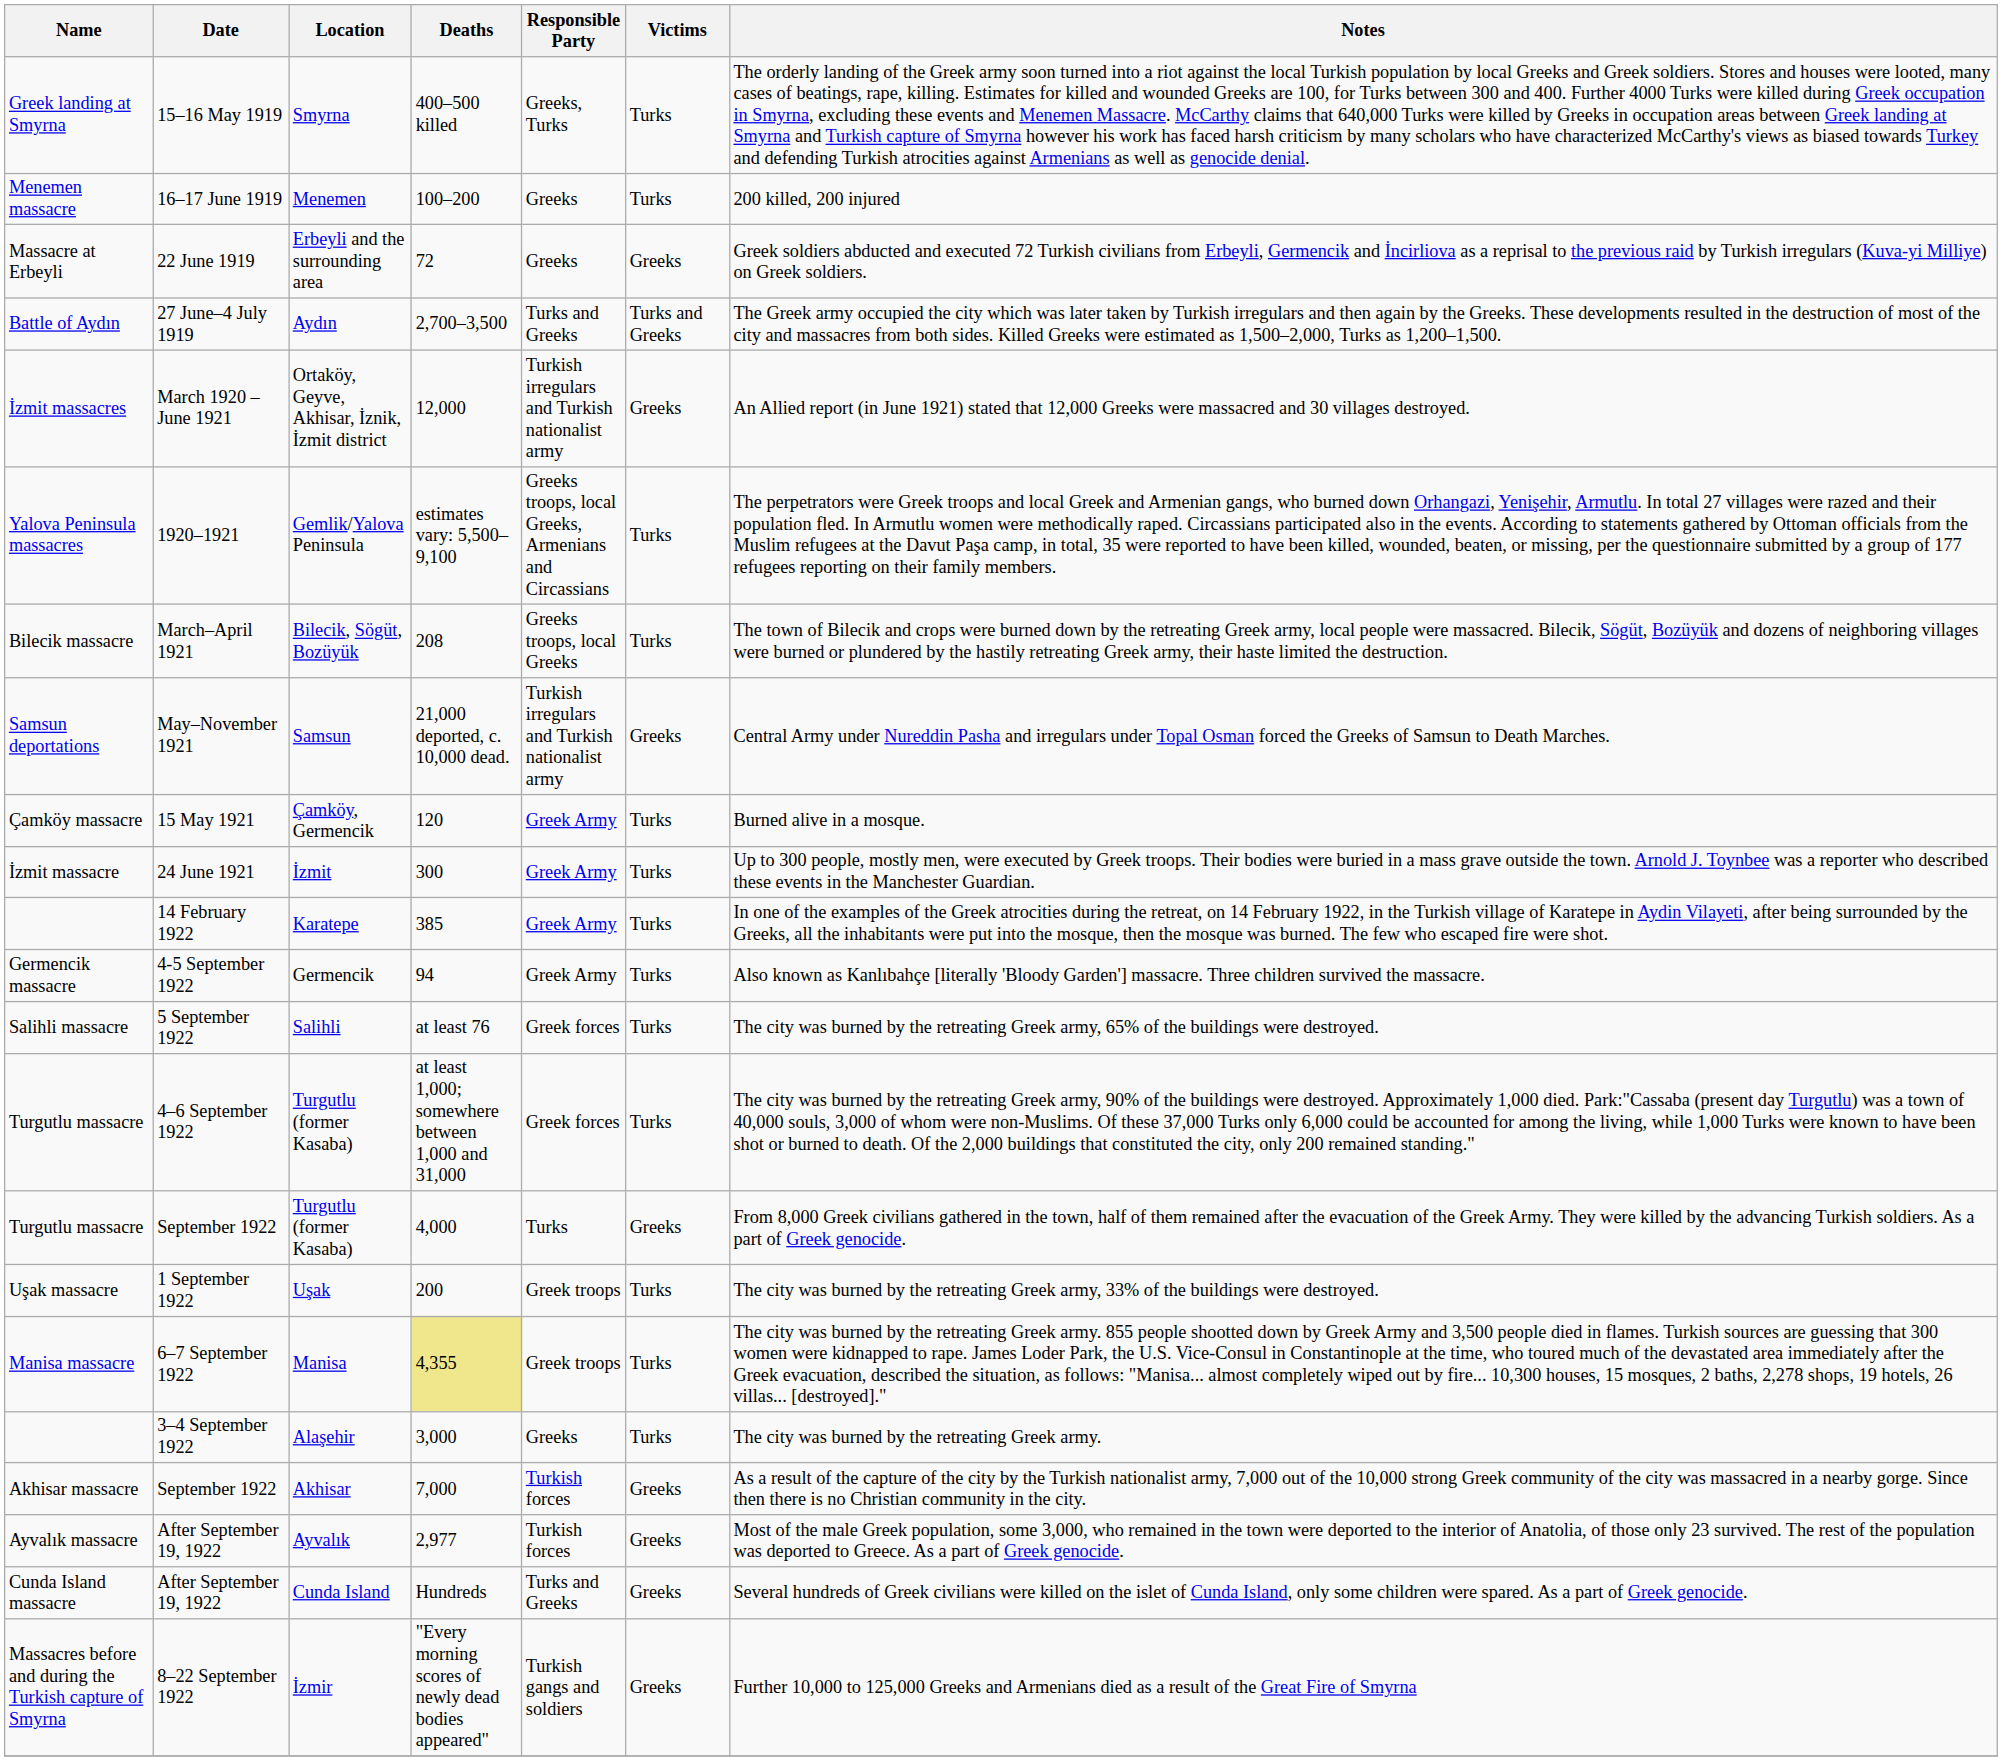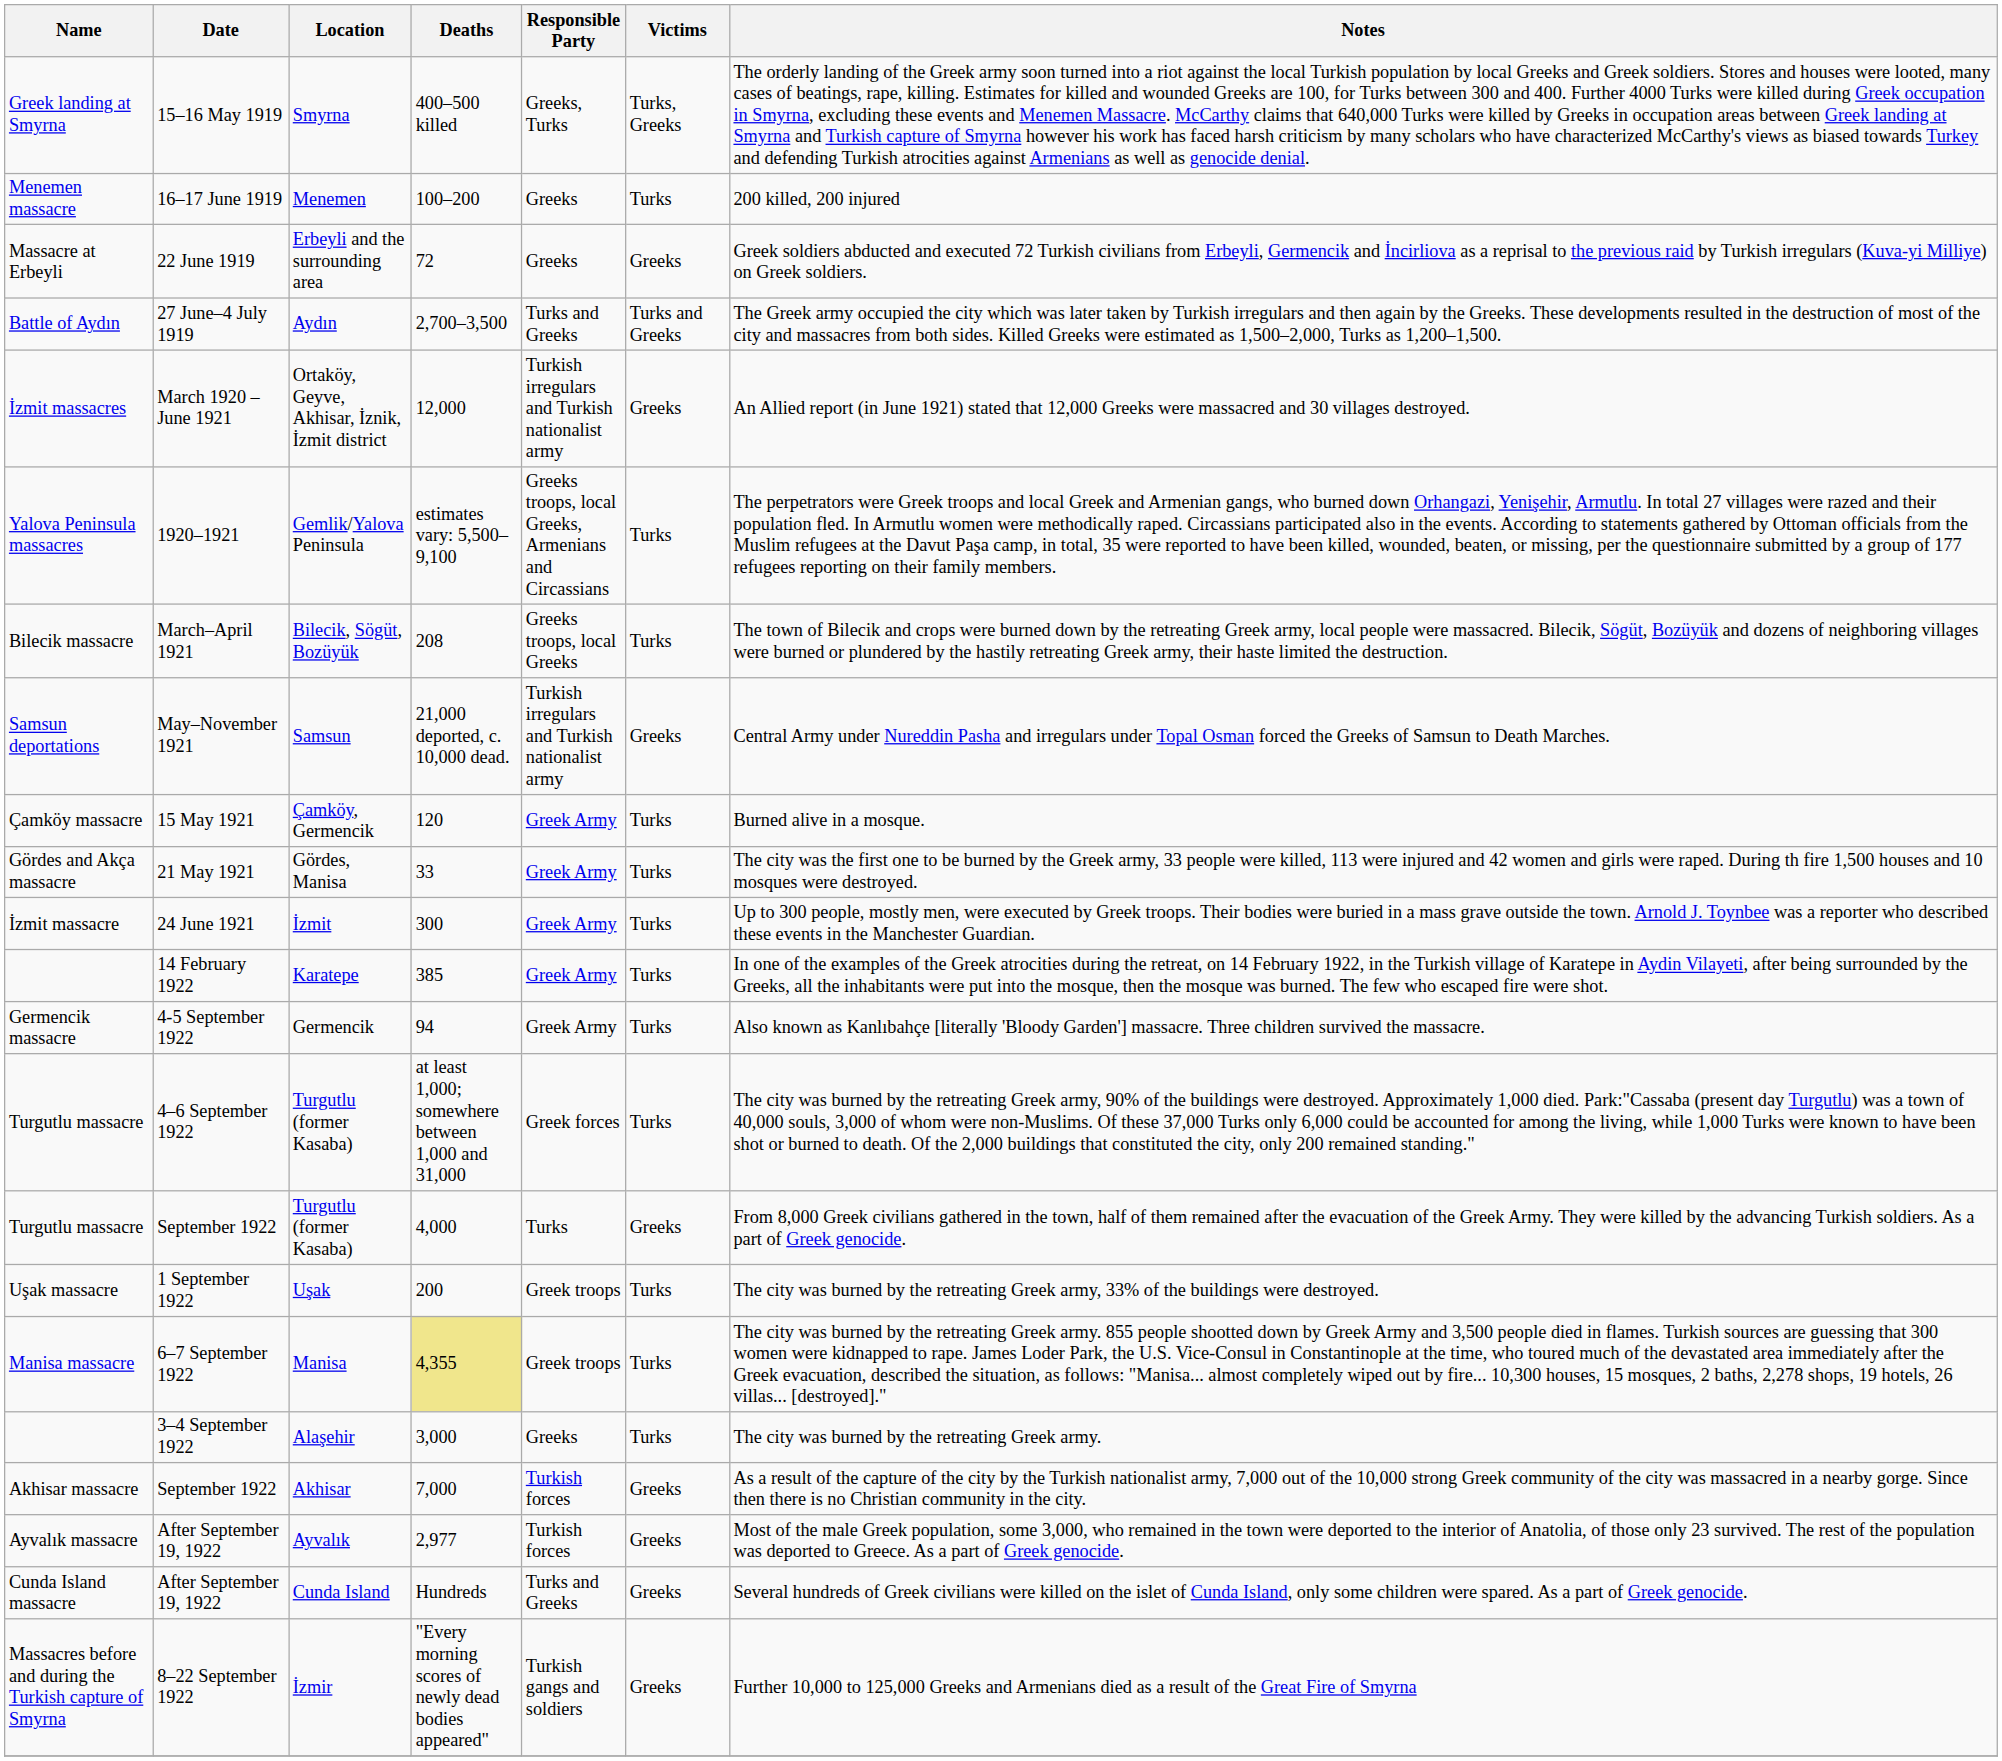(651, 114) Turks -> (656, 114) Turks, Greeks
+ row: (206, 872)
- row: (203, 1027)
